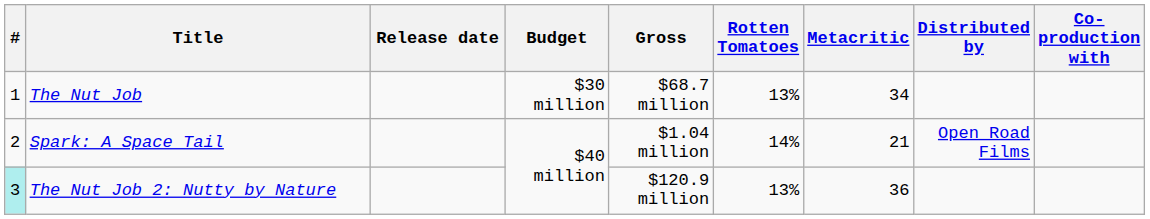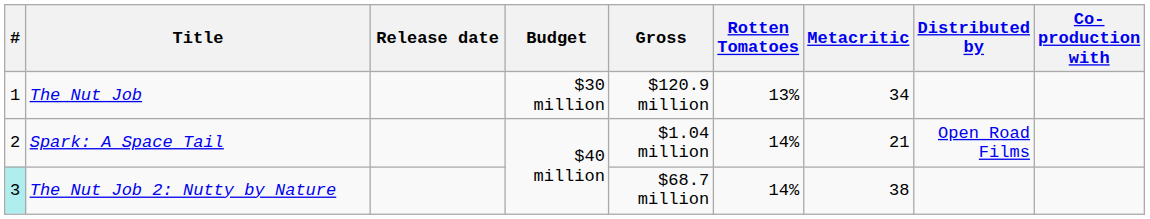(673, 95) $68.7 million -> (673, 95) $120.9 million
(673, 190) $120.9 million -> (673, 190) $68.7 million
(784, 190) 13% -> (784, 190) 14%
(899, 190) 36 -> (899, 190) 38
